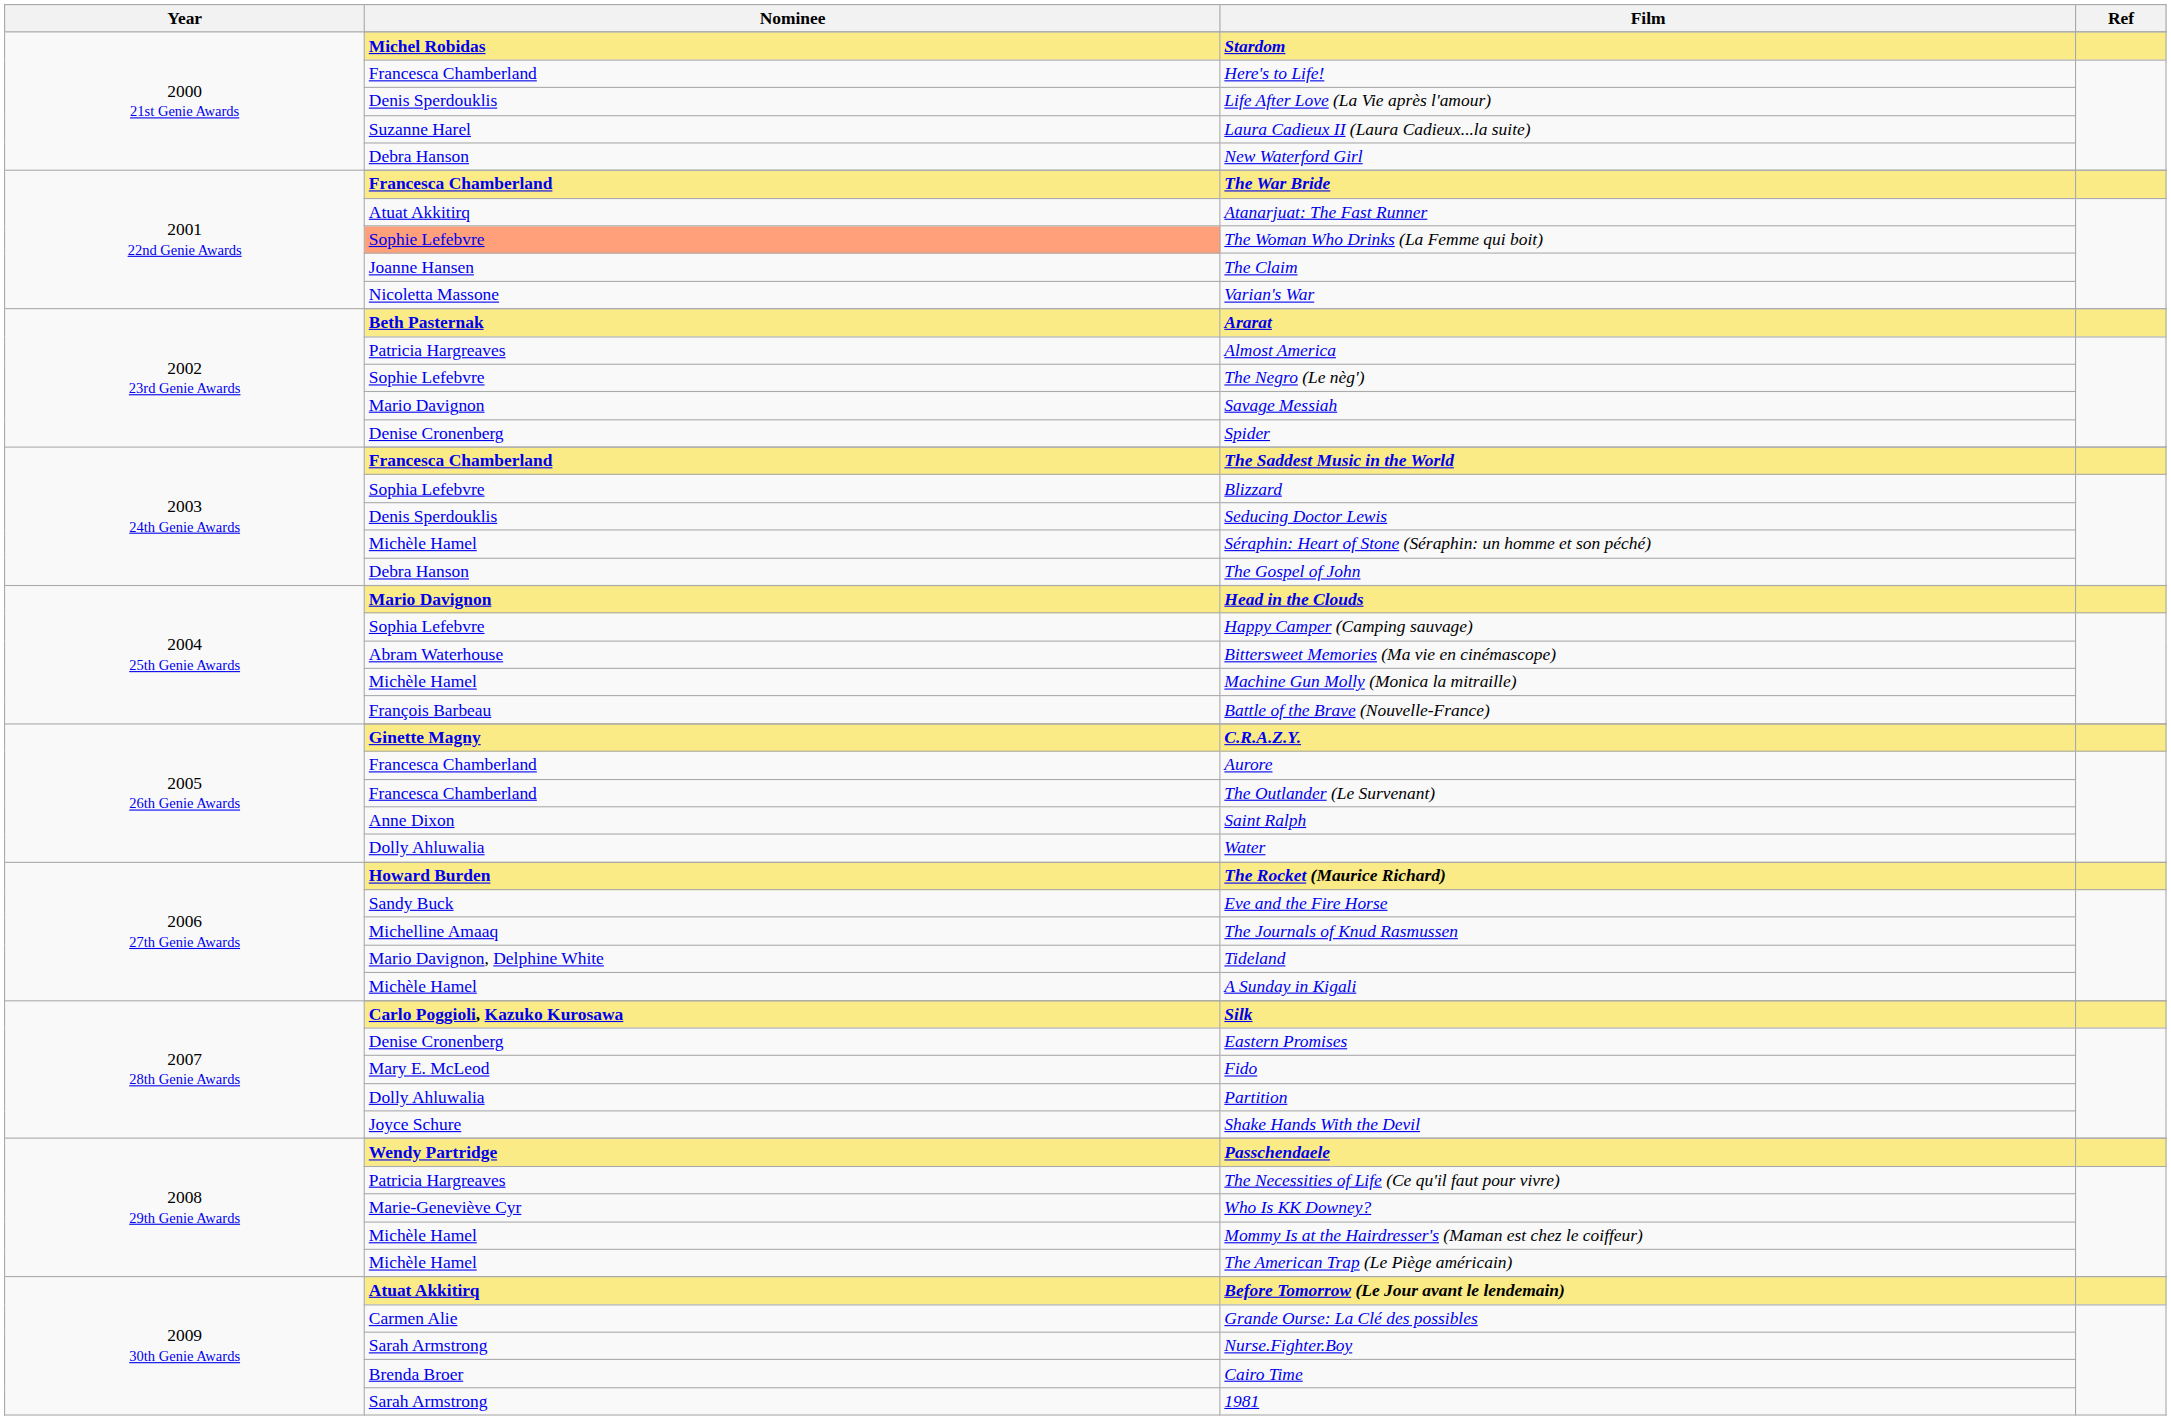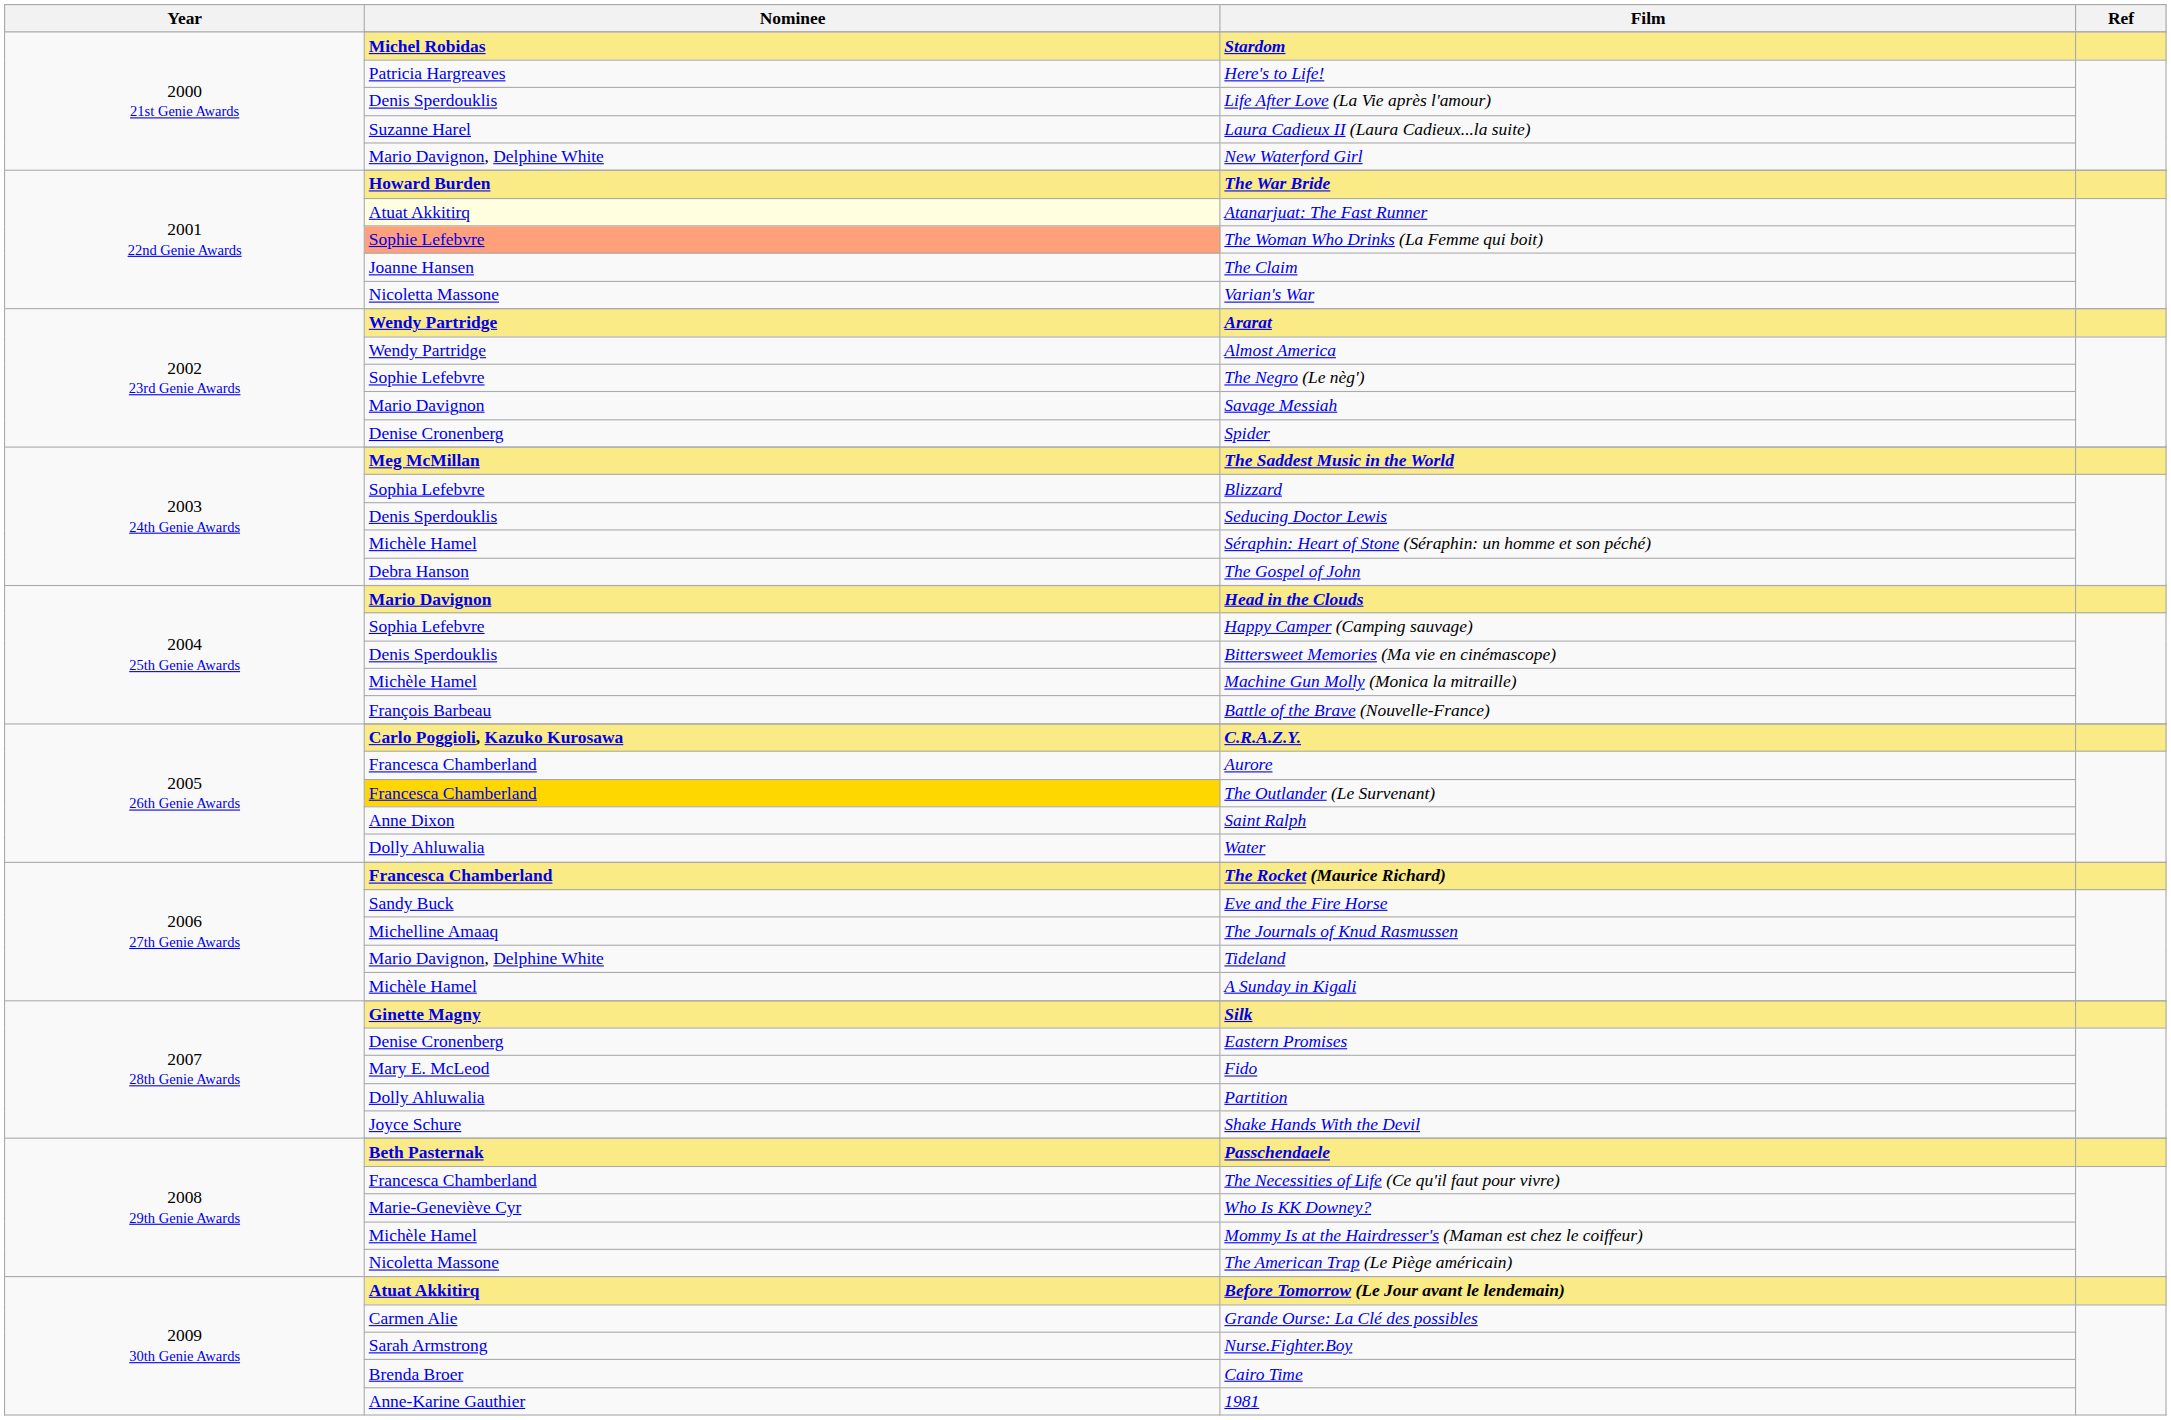(453, 73) Francesca Chamberland -> (437, 73) Patricia Hargreaves
(419, 156) Debra Hanson -> (486, 156) Mario Davignon, Delphine White
(461, 184) Francesca Chamberland -> (430, 184) Howard Burden
(419, 211) no background -> (419, 211) lightyellow background
(426, 322) Beth Pasternak -> (433, 322) Wendy Partridge
(437, 350) Patricia Hargreaves -> (427, 350) Wendy Partridge
(461, 460) Francesca Chamberland -> (424, 460) Meg McMillan
(436, 654) Abram Waterhouse -> (433, 654) Denis Sperdouklis
(425, 737) Ginette Magny -> (496, 737) Carlo Poggioli, Kazuko Kurosawa
(453, 792) no background -> (453, 792) gold background
(430, 875) Howard Burden -> (461, 875) Francesca Chamberland
(496, 1014) Carlo Poggioli, Kazuko Kurosawa -> (425, 1014) Ginette Magny
(433, 1152) Wendy Partridge -> (426, 1152) Beth Pasternak
(437, 1179) Patricia Hargreaves -> (453, 1179) Francesca Chamberland
(423, 1262) Michèle Hamel -> (434, 1262) Nicoletta Massone
(428, 1401) Sarah Armstrong -> (447, 1401) Anne-Karine Gauthier
